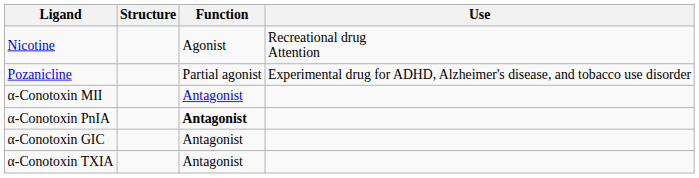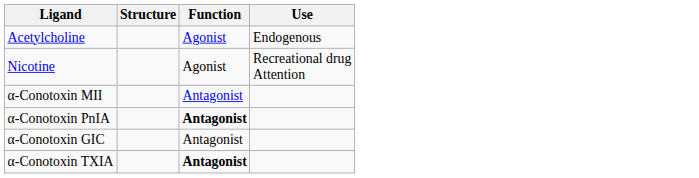+ row: (46, 37)
- row: (40, 74)
(213, 161) normal -> (215, 161) bold
